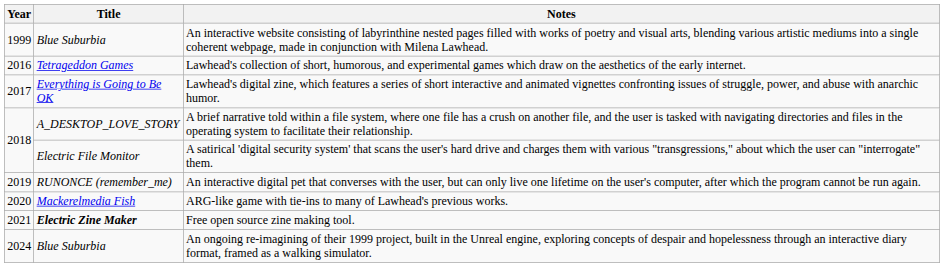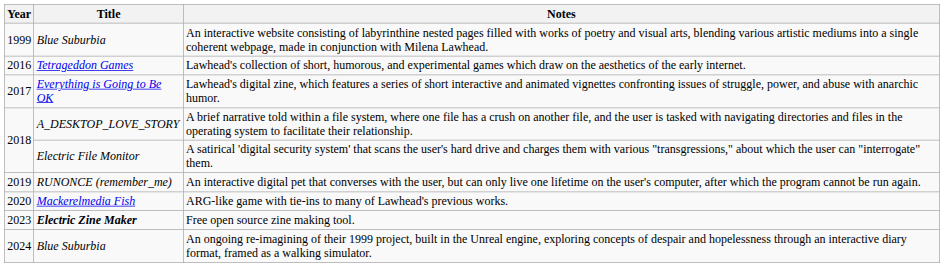(19, 220) 2021 -> (19, 220) 2023
